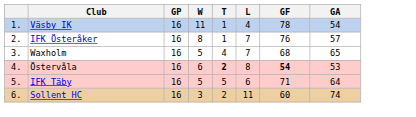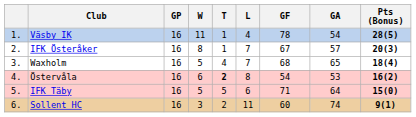+ column: (386, 16)
(285, 39) 76 -> (285, 49) 67
(285, 67) bold -> (285, 77) normal
